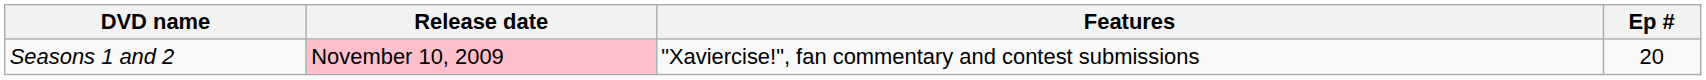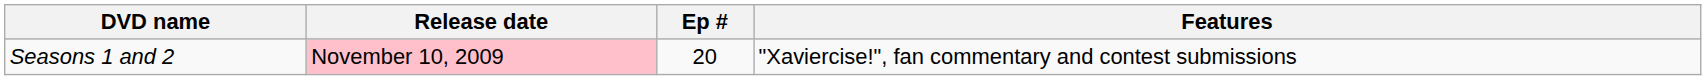columns swapped: (1652, 21) <-> (1130, 21)
